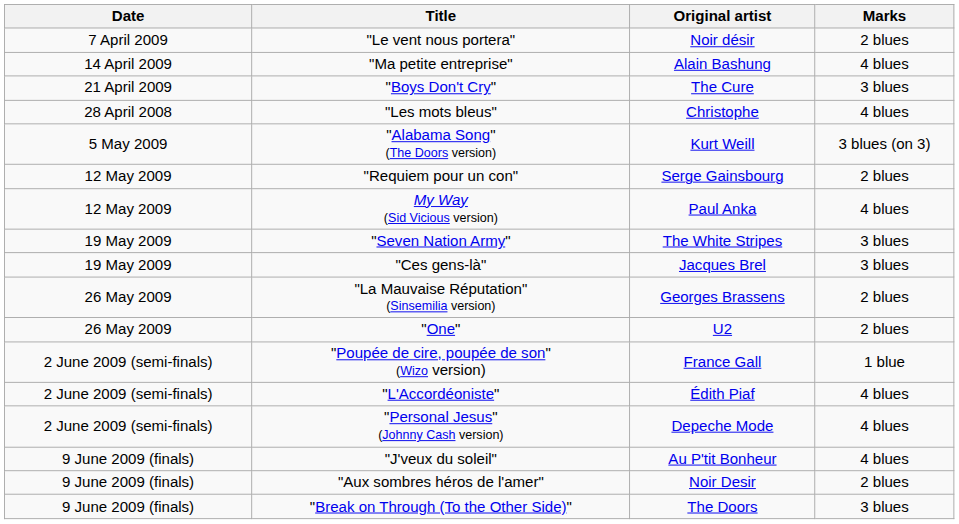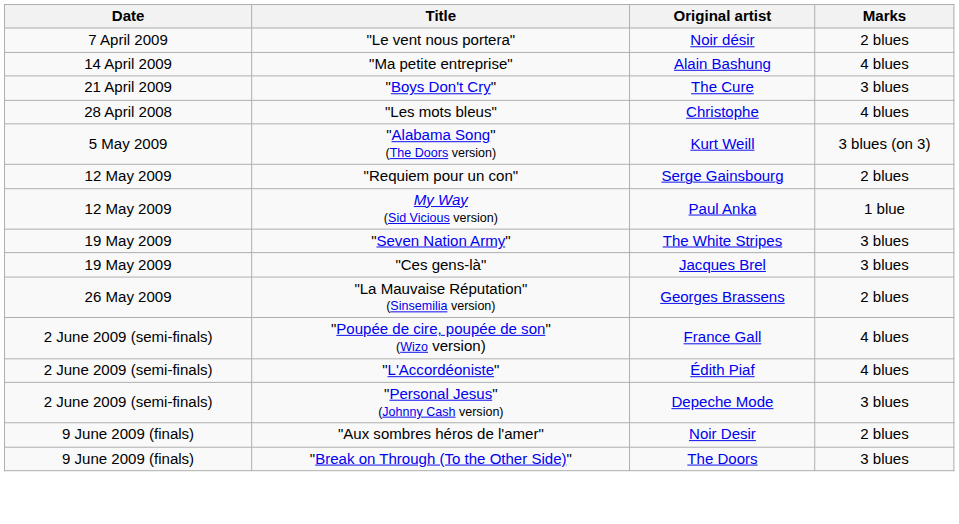(884, 208) 4 blues -> (884, 208) 1 blue
- row: (441, 329)
(884, 361) 1 blue -> (884, 338) 4 blues
(884, 426) 4 blues -> (884, 402) 3 blues
- row: (441, 458)
